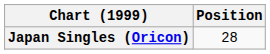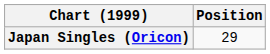(229, 38) 28 -> (229, 38) 29
